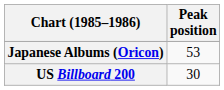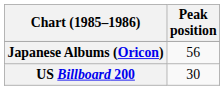(193, 52) 53 -> (193, 52) 56
